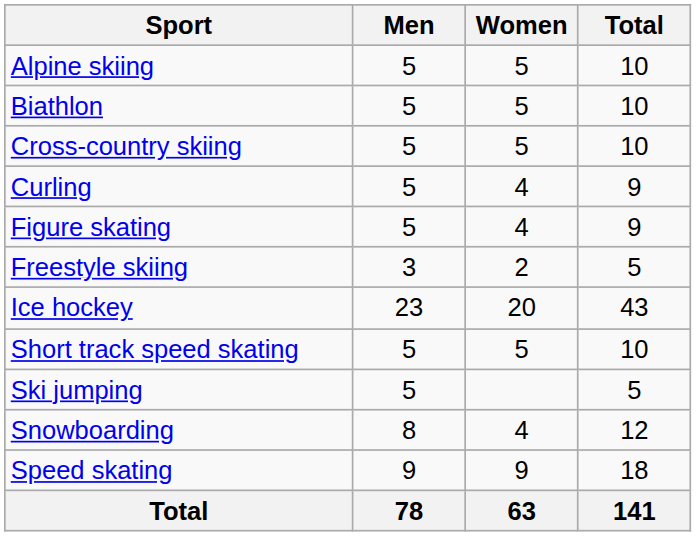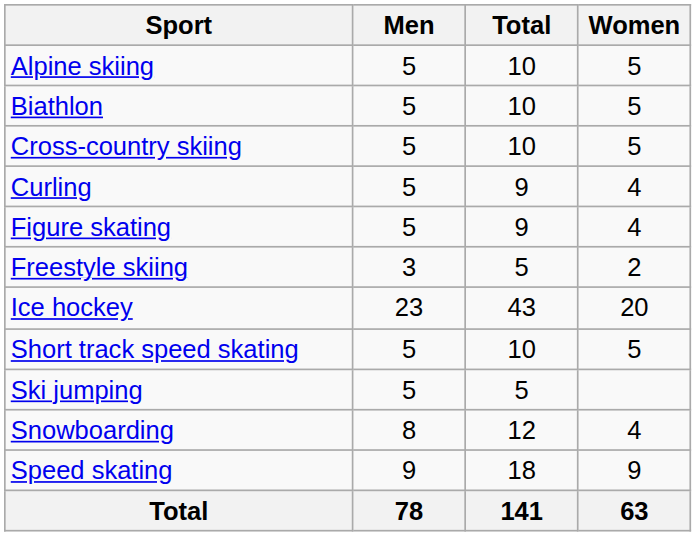columns swapped: (522, 25) <-> (634, 25)
